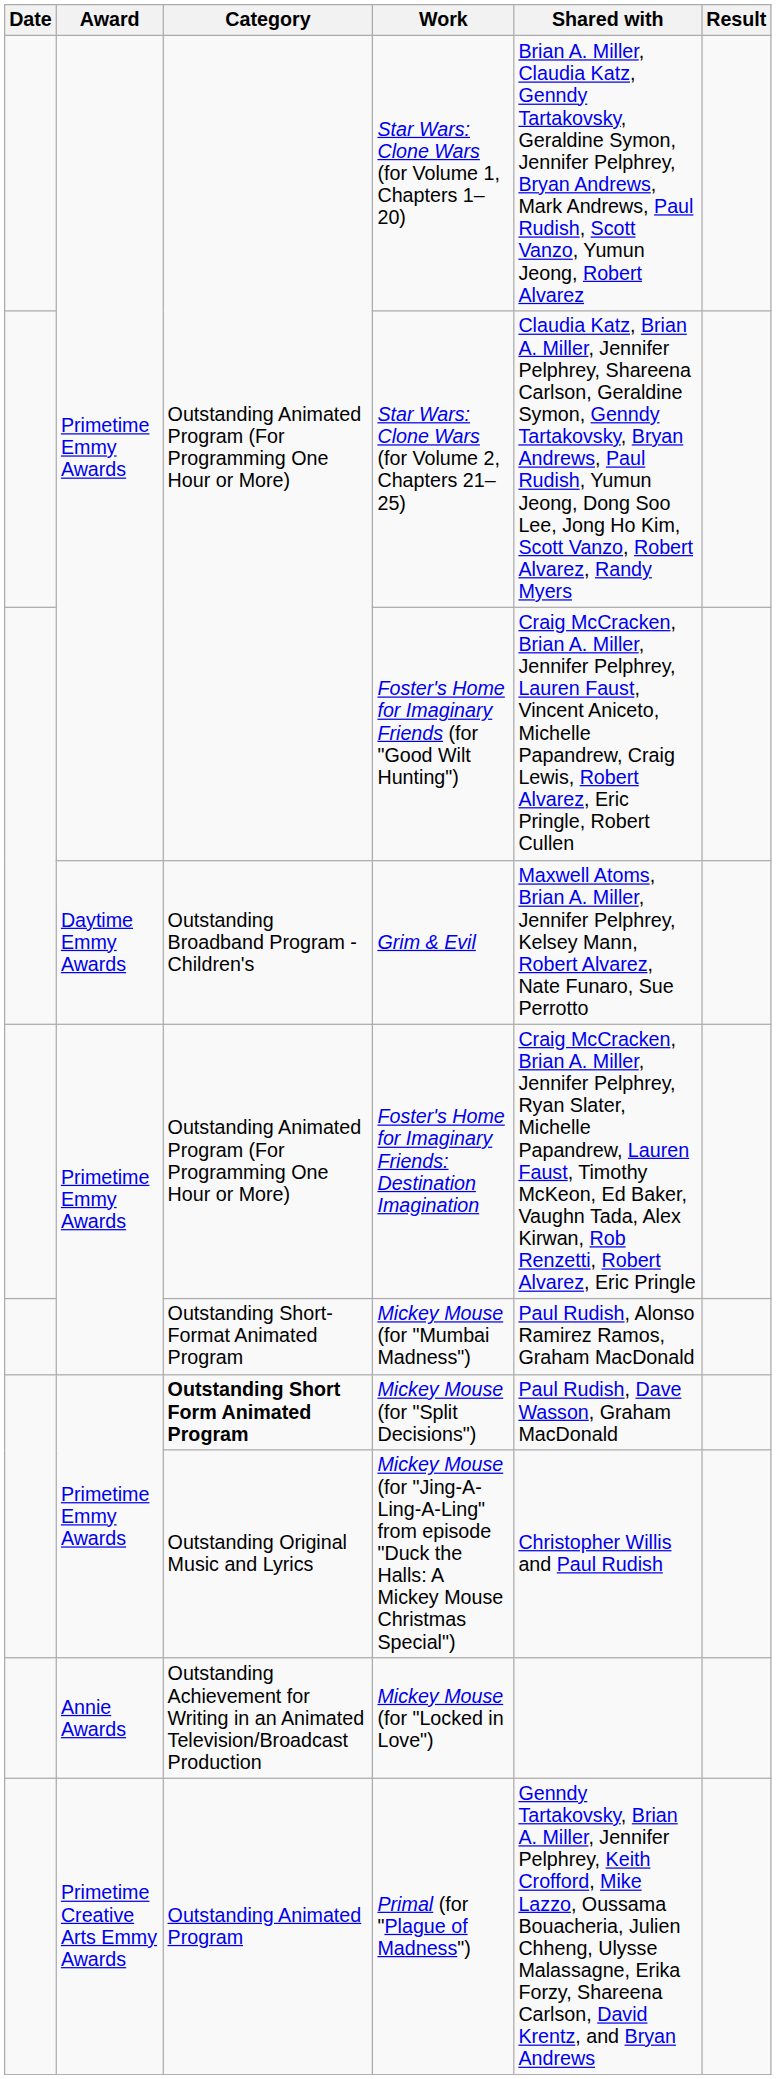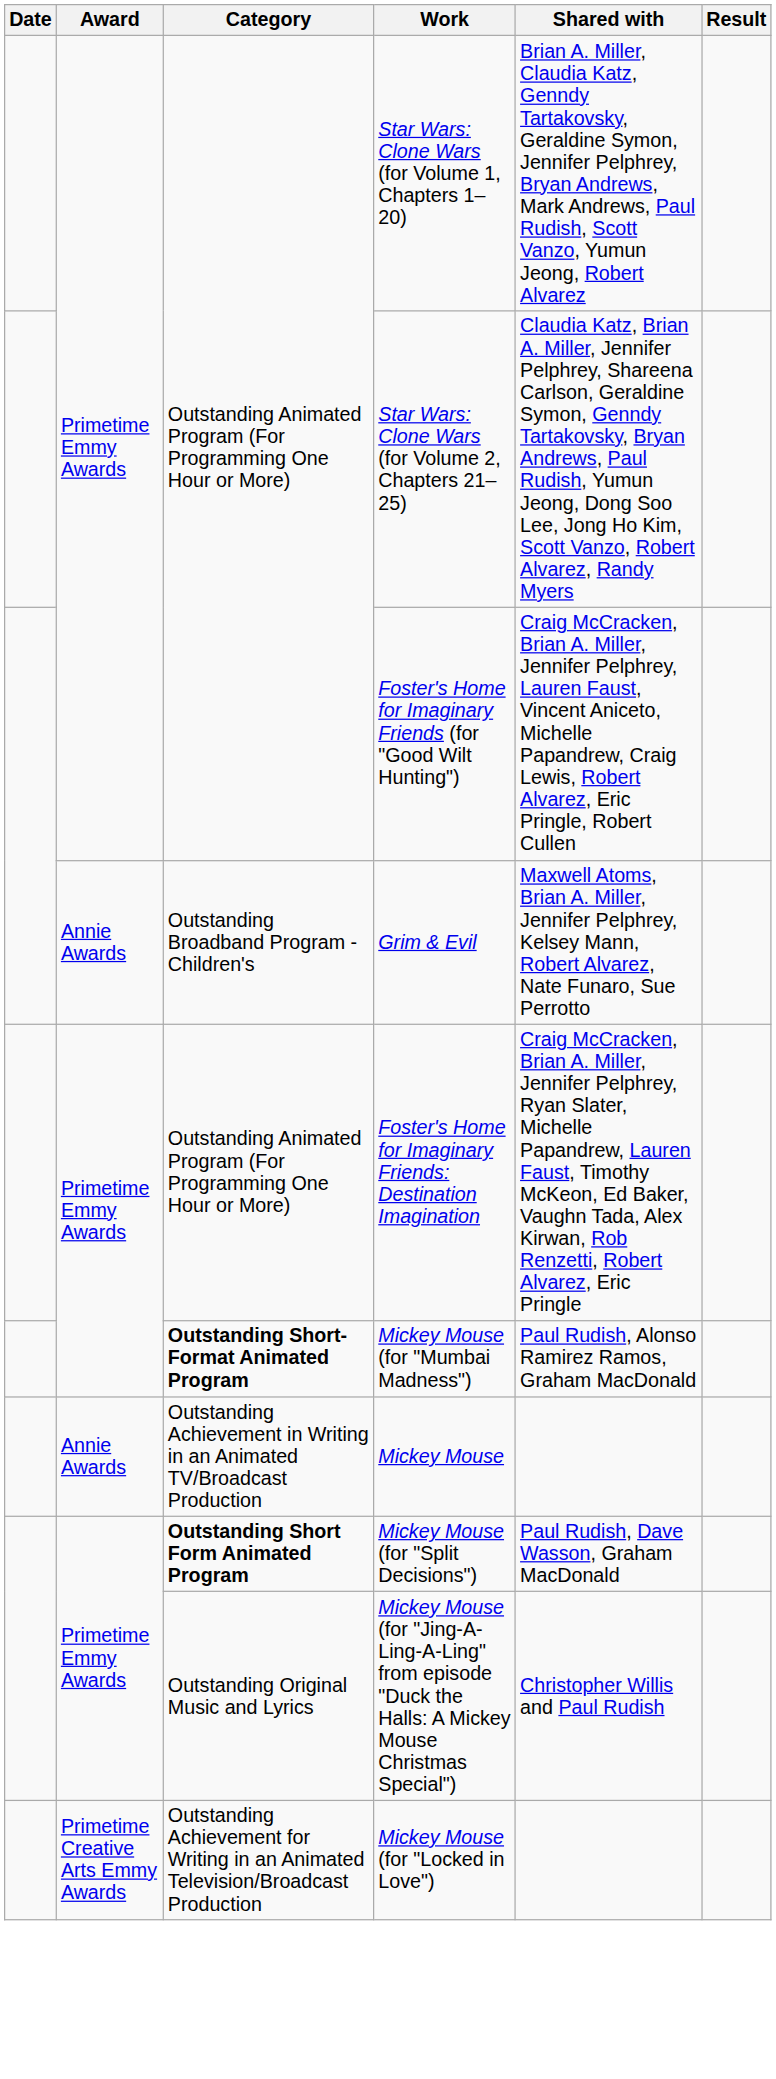(97, 941) Daytime Emmy Awards -> (94, 941) Annie Awards
(250, 1336) normal -> (257, 1358) bold
+ row: (441, 1456)
(94, 1717) Annie Awards -> (109, 1859) Primetime Creative Arts Emmy Awards
- row: (424, 1926)
